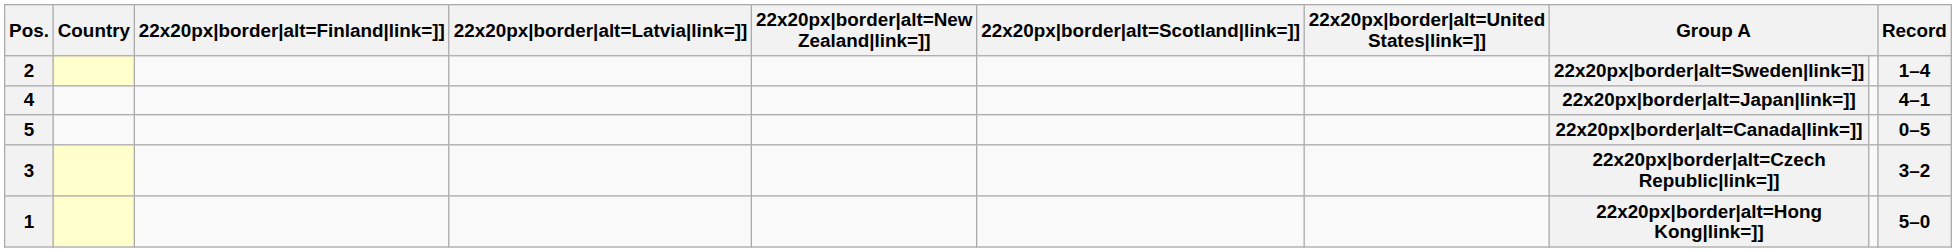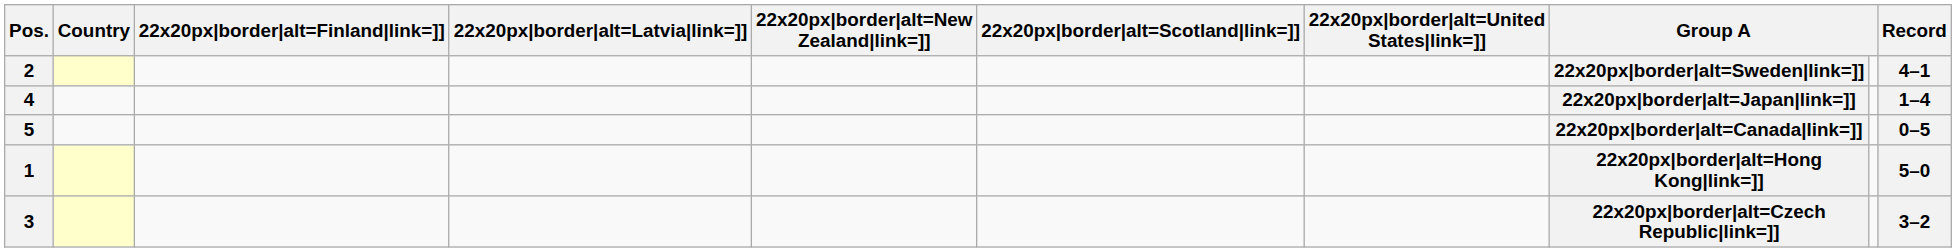(1914, 71) 1–4 -> (1914, 71) 4–1
(1914, 101) 4–1 -> (1914, 101) 1–4
rows swapped: (29, 221) <-> (29, 171)
